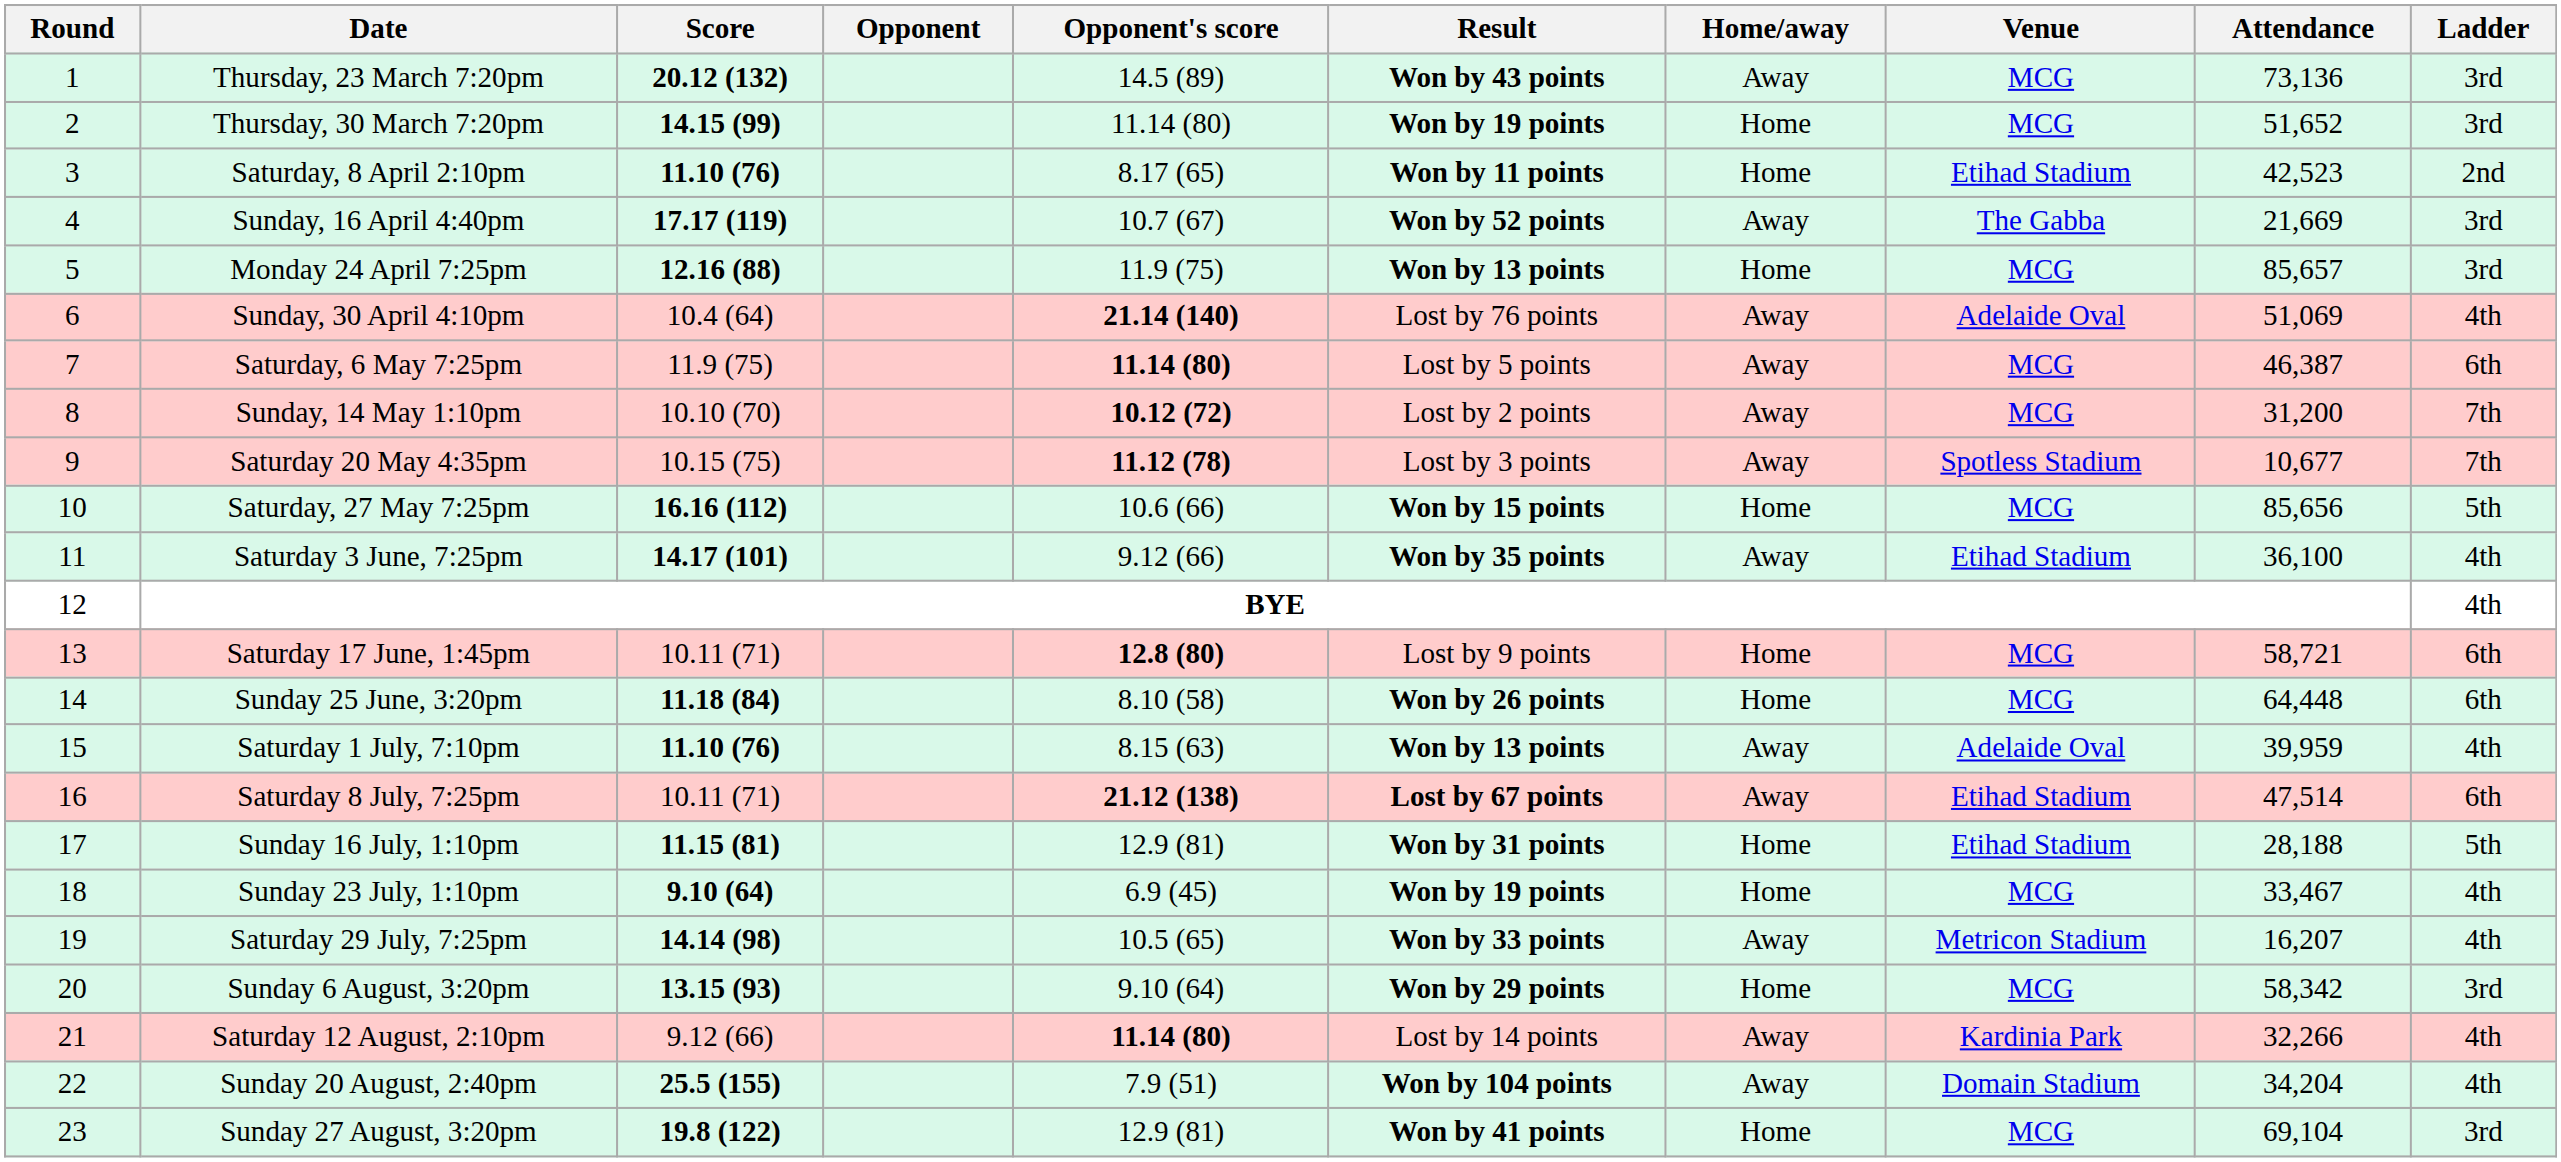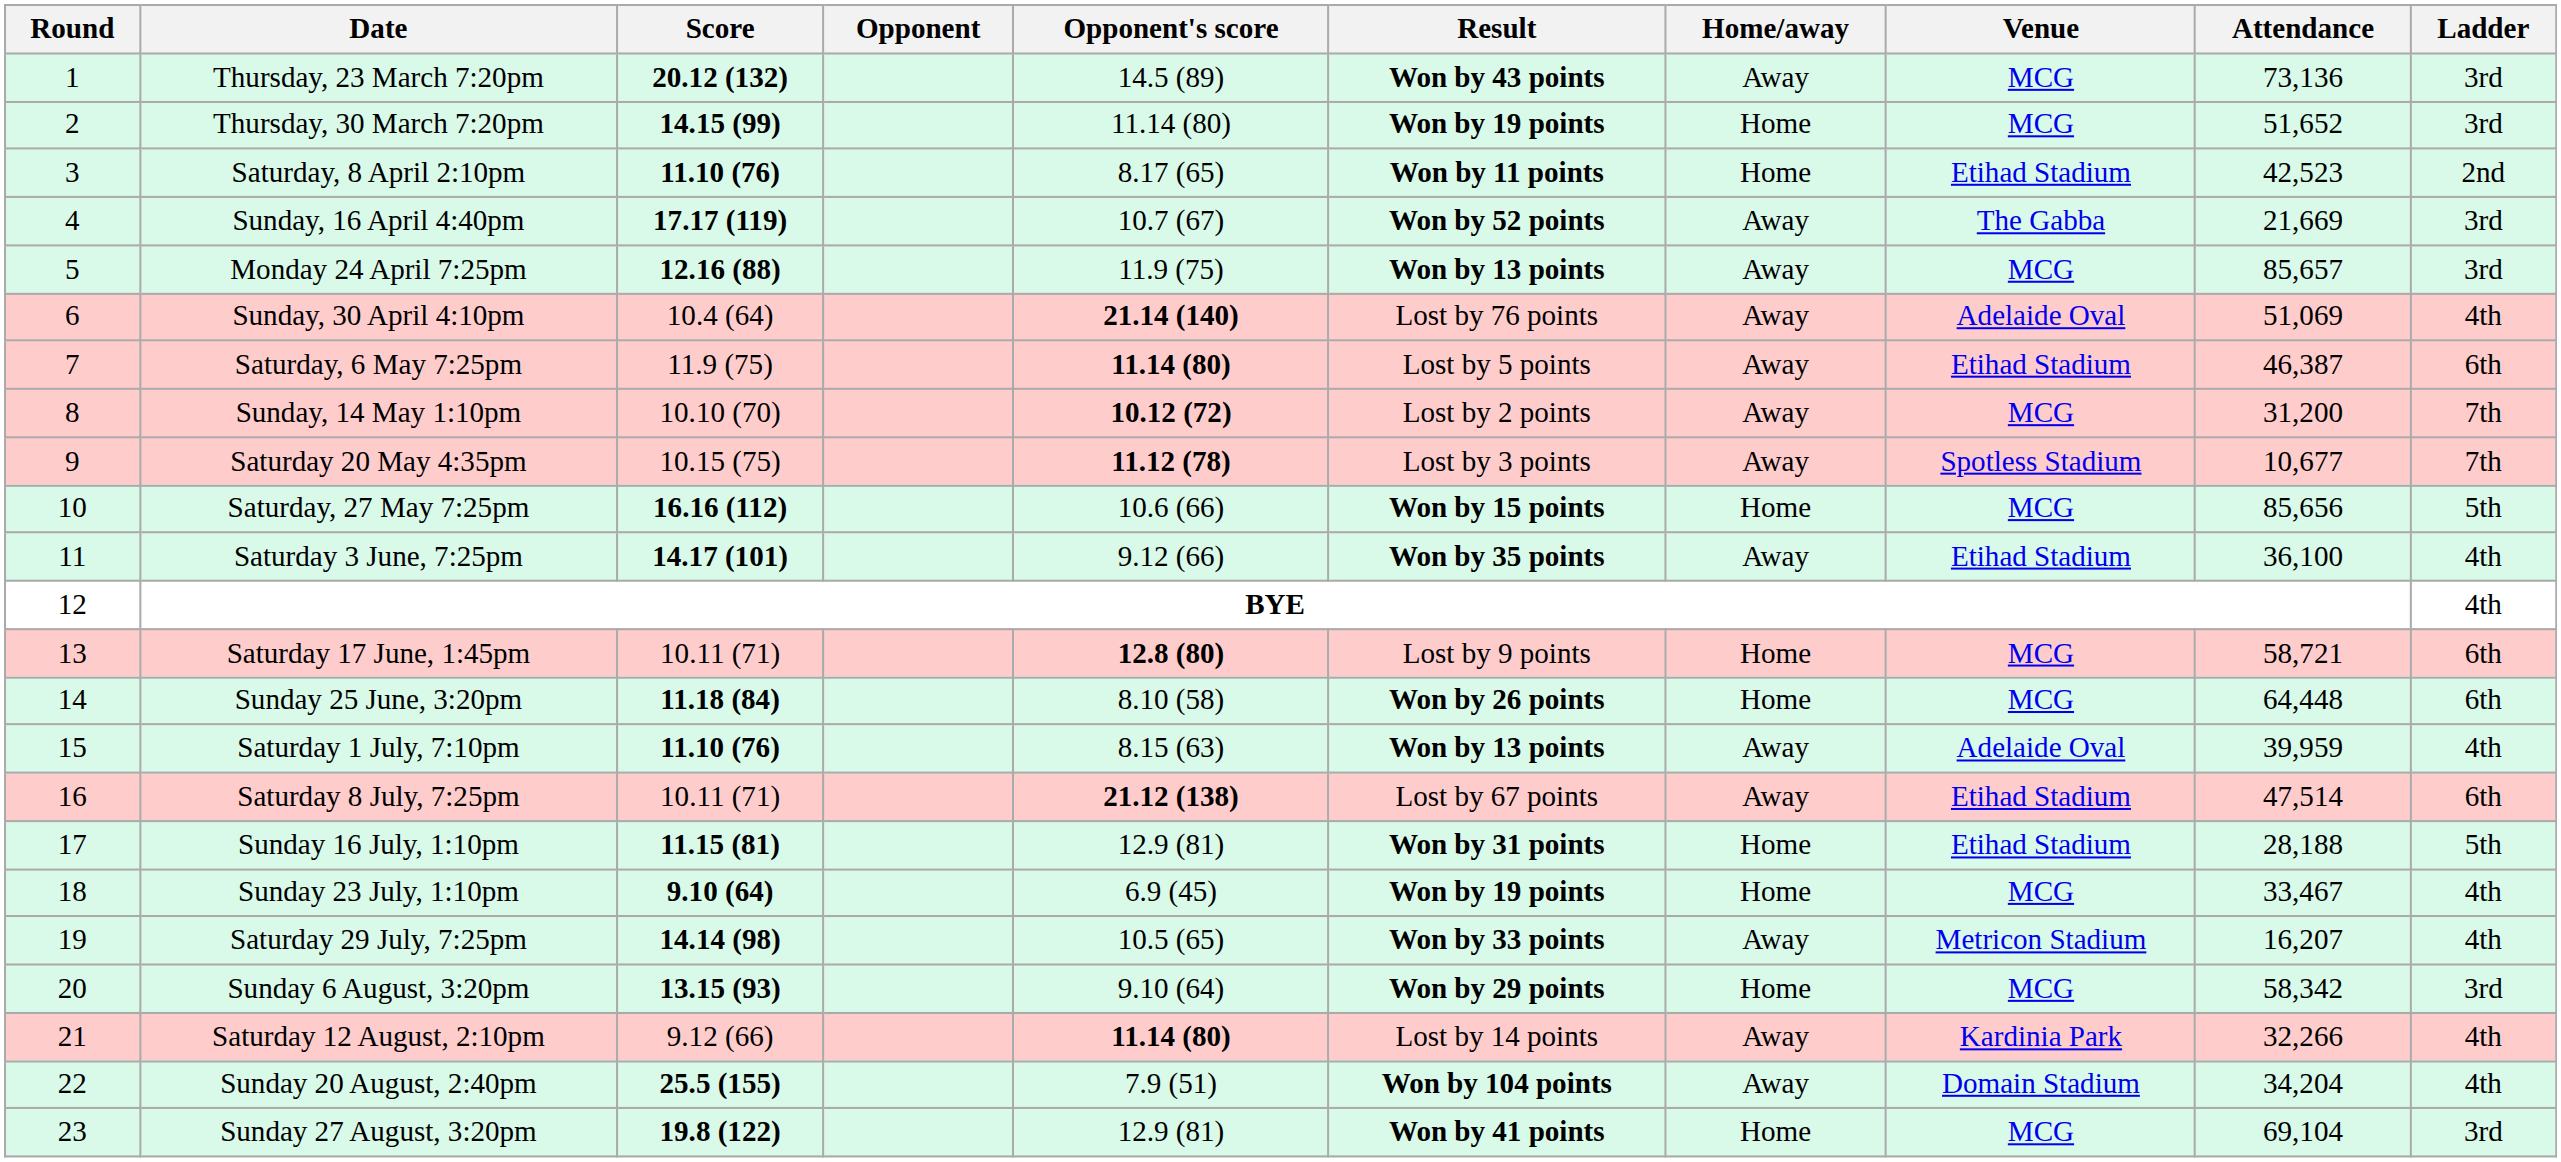(1776, 268) Home -> (1776, 268) Away
(2041, 364) MCG -> (2041, 364) Etihad Stadium
(1497, 796) bold -> (1497, 796) normal
